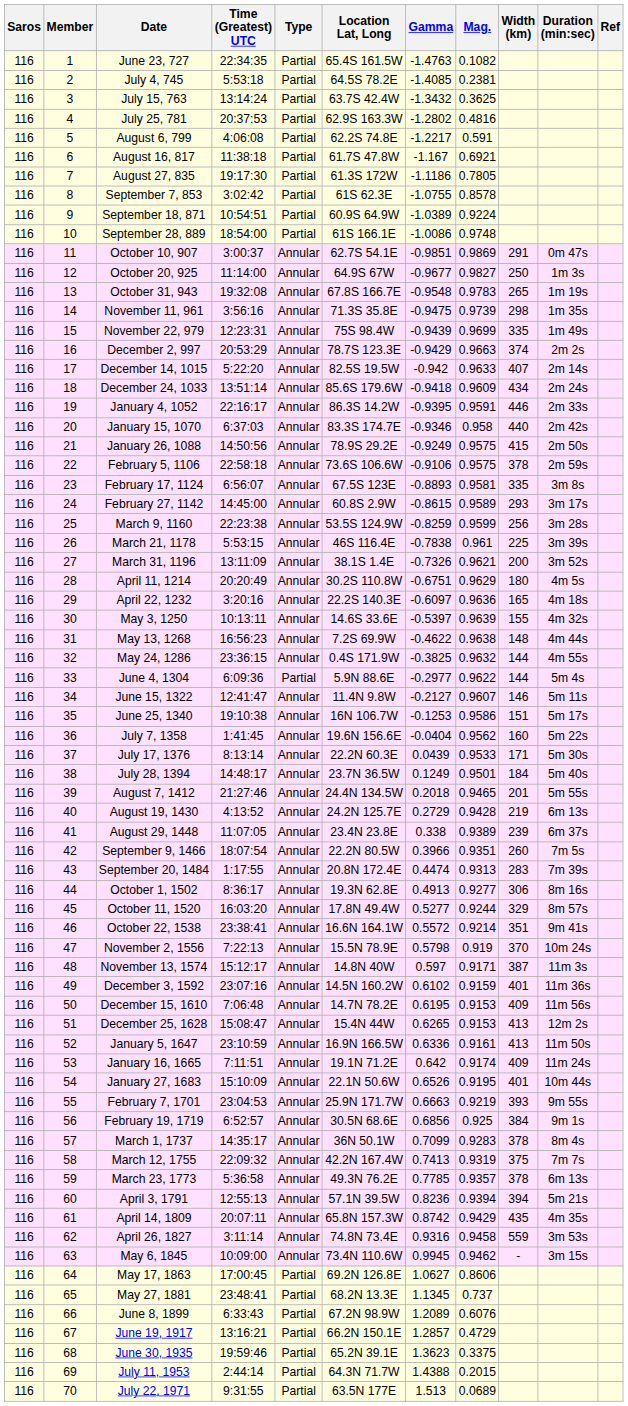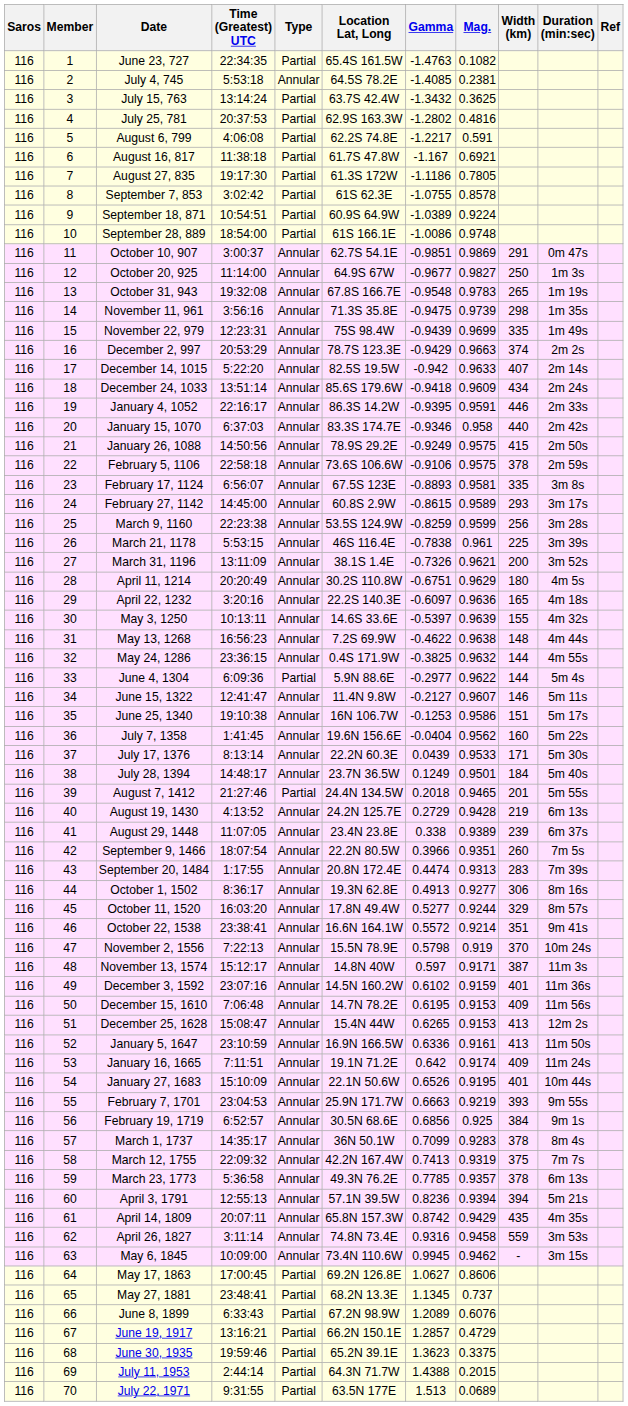(299, 80) Partial -> (299, 80) Annular
(299, 793) Annular -> (299, 793) Partial
